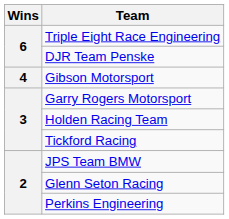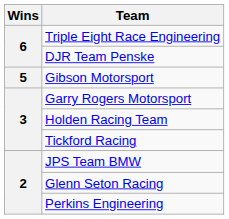(23, 78) 4 -> (23, 78) 5
